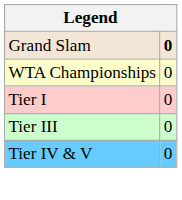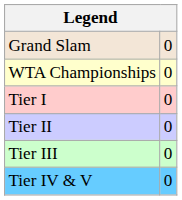(168, 45) bold -> (168, 45) normal
+ row: (30, 126)
